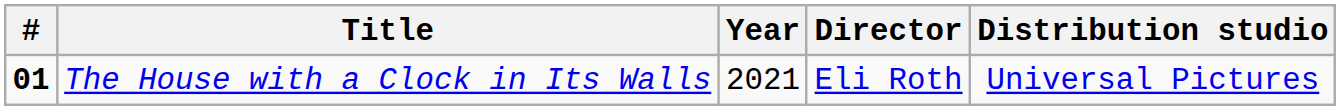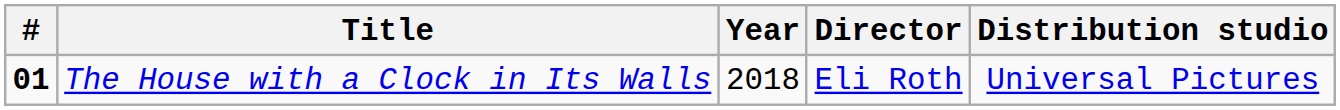(763, 81) 2021 -> (763, 81) 2018
